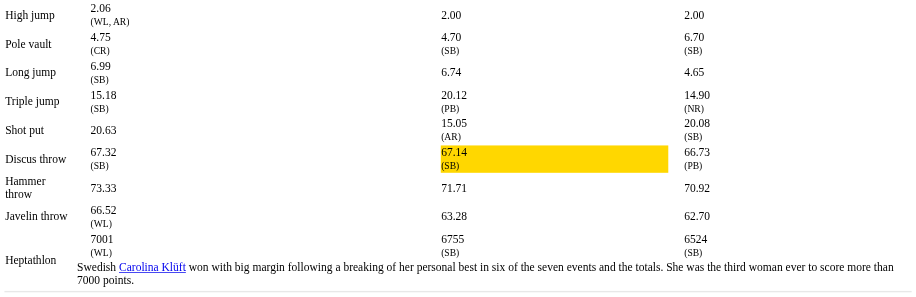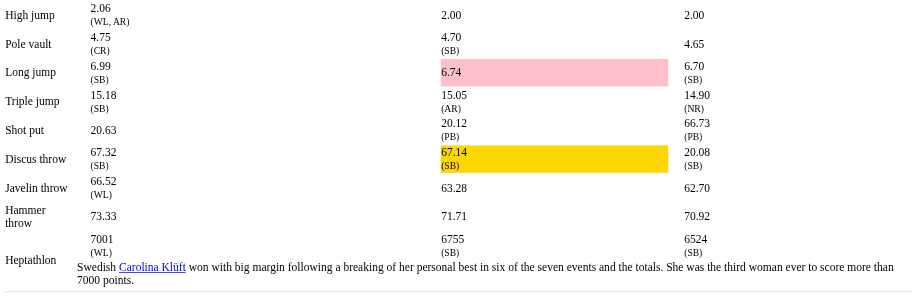(694, 44) 6.70 (SB) -> (694, 44) 4.65
(451, 72) no background -> (451, 72) pink background
(694, 72) 4.65 -> (694, 72) 6.70 (SB)
(454, 101) 20.12 (PB) -> (454, 101) 15.05 (AR)
(454, 130) 15.05 (AR) -> (454, 130) 20.12 (PB)
(697, 130) 20.08 (SB) -> (697, 130) 66.73 (PB)
(697, 159) 66.73 (PB) -> (697, 159) 20.08 (SB)
rows swapped: (25, 188) <-> (36, 216)
